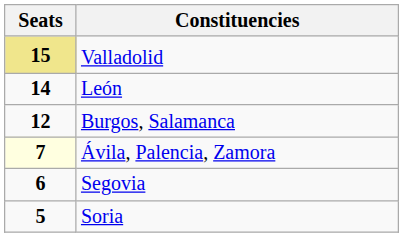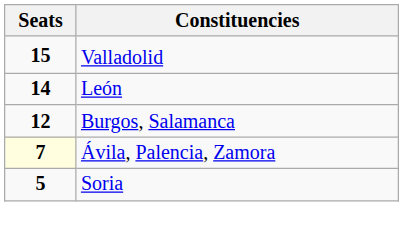(40, 54) khaki background -> (40, 54) no background
- row: (113, 184)
